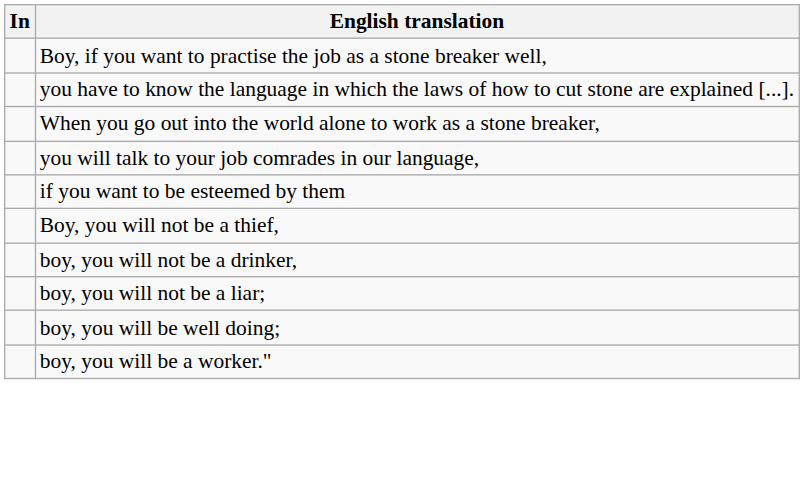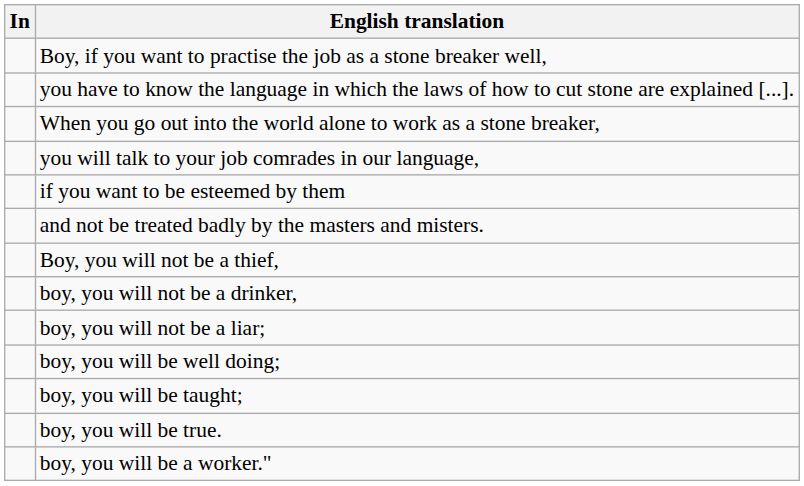+ row: (262, 225)
+ row: (141, 395)
+ row: (131, 429)
